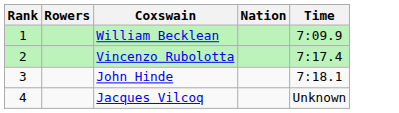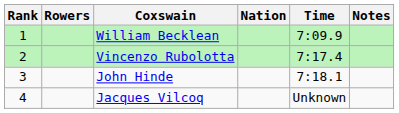+ column: (372, 15)
